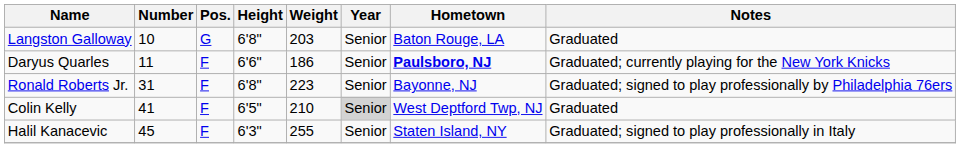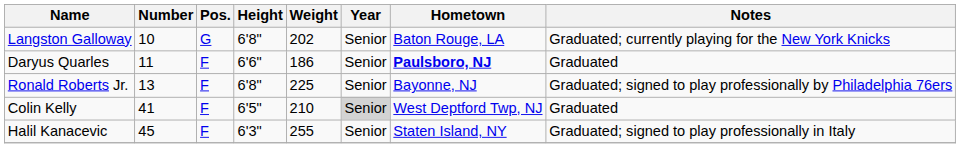(302, 39) 203 -> (302, 39) 202
(584, 39) Graduated -> (720, 39) Graduated; currently playing for the New York Knicks
(720, 62) Graduated; currently playing for the New York Knicks -> (584, 62) Graduated
(146, 85) 31 -> (146, 85) 13
(302, 85) 223 -> (302, 85) 225
